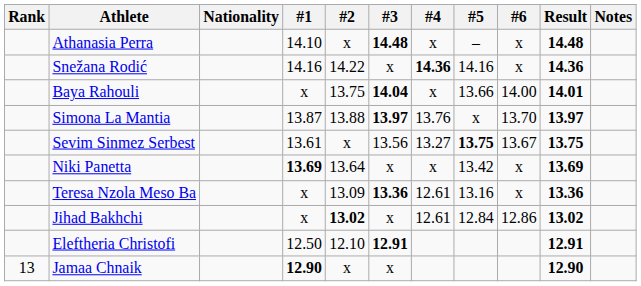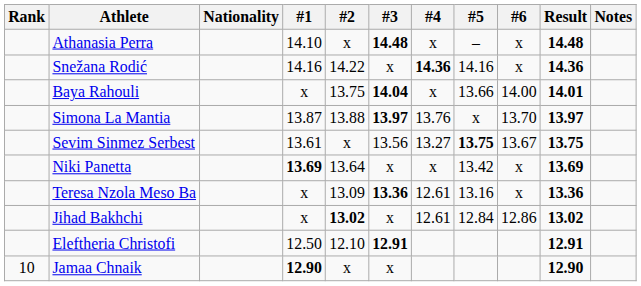(27, 268) 13 -> (27, 268) 10
